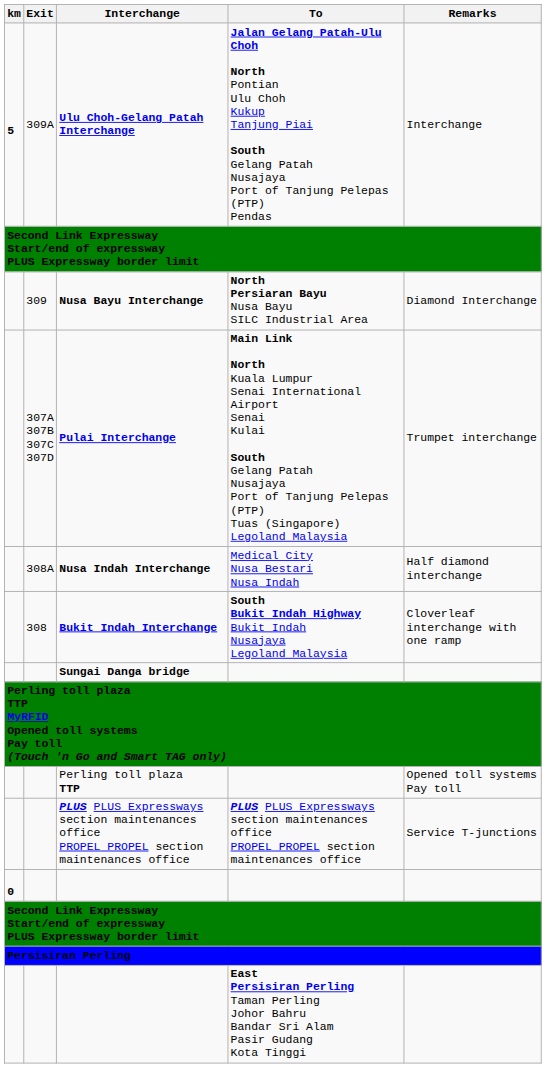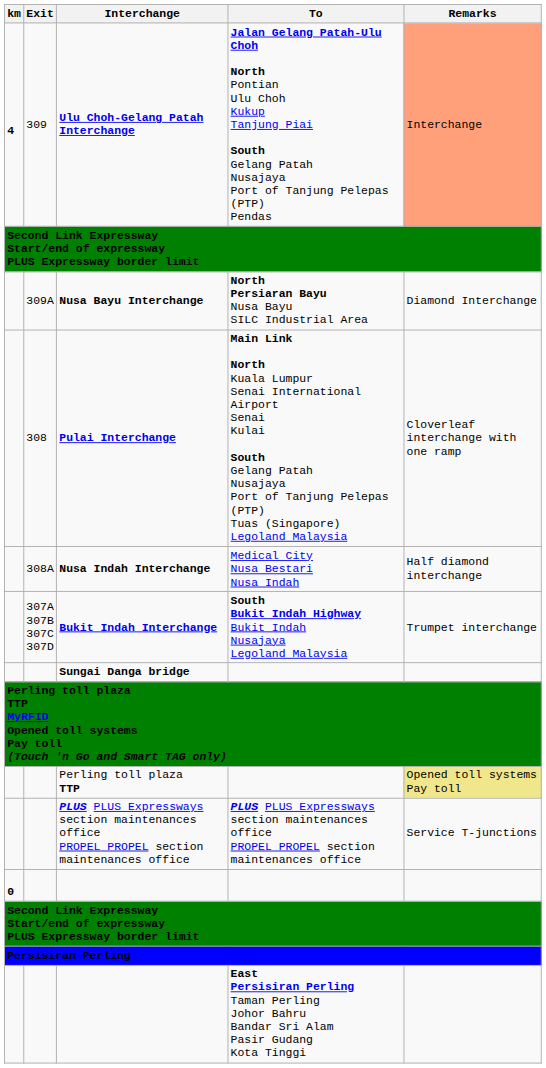(11, 131) 5 -> (11, 131) 4
(40, 125) 309A -> (37, 125) 309
(444, 125) no background -> (444, 125) lightsalmon background
(37, 301) 309 -> (40, 301) 309A
(40, 438) 307A 307B 307C 307D -> (37, 438) 308
(472, 438) Trumpet interchange -> (461, 438) Cloverleaf interchange with one ramp
(37, 627) 308 -> (40, 627) 307A 307B 307C 307D
(461, 627) Cloverleaf interchange with one ramp -> (472, 627) Trumpet interchange
(472, 782) no background -> (472, 782) khaki background
